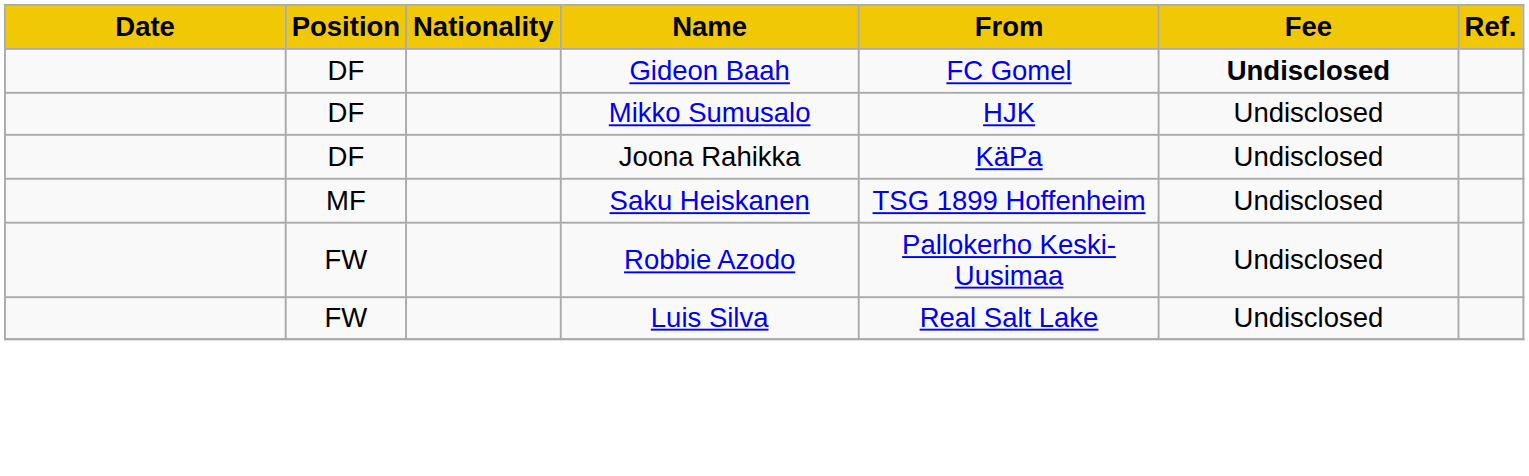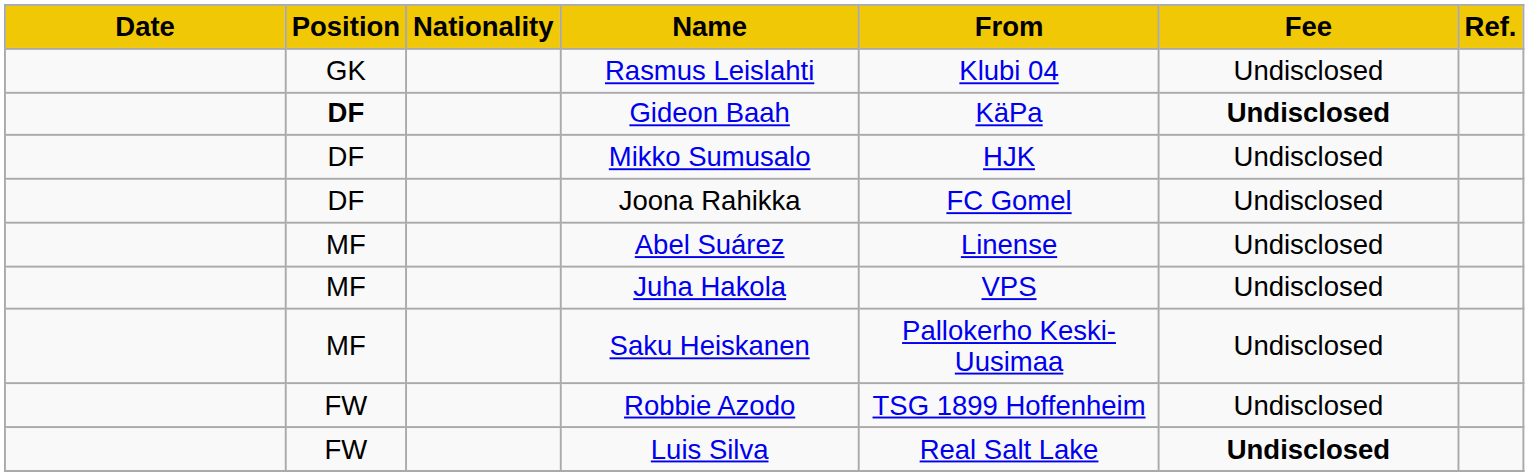+ row: (710, 71)
(346, 71) normal -> (346, 114) bold
(1009, 71) FC Gomel -> (1009, 114) KäPa
(1009, 157) KäPa -> (1009, 201) FC Gomel
+ row: (710, 244)
+ row: (710, 288)
(1009, 201) TSG 1899 Hoffenheim -> (1009, 347) Pallokerho Keski-Uusimaa
(1009, 260) Pallokerho Keski-Uusimaa -> (1009, 405) TSG 1899 Hoffenheim
(1308, 318) normal -> (1308, 449) bold
